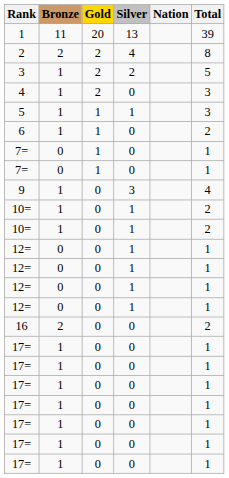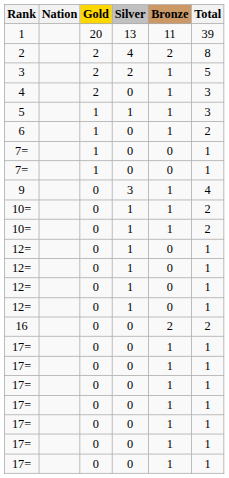columns swapped: (171, 14) <-> (60, 14)
